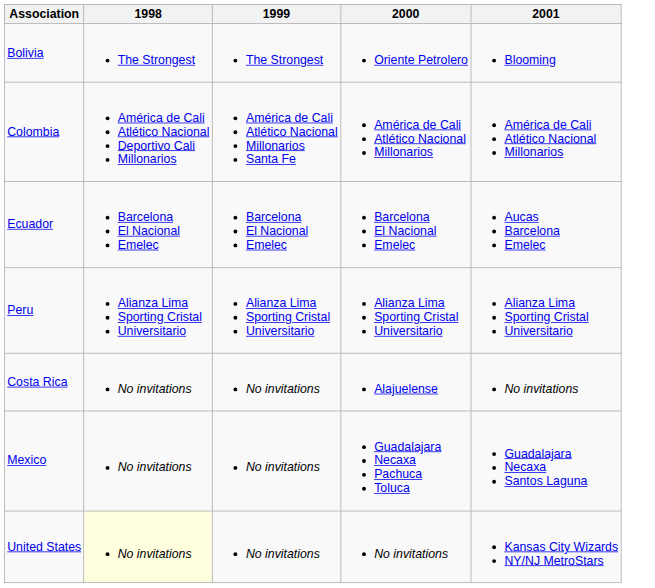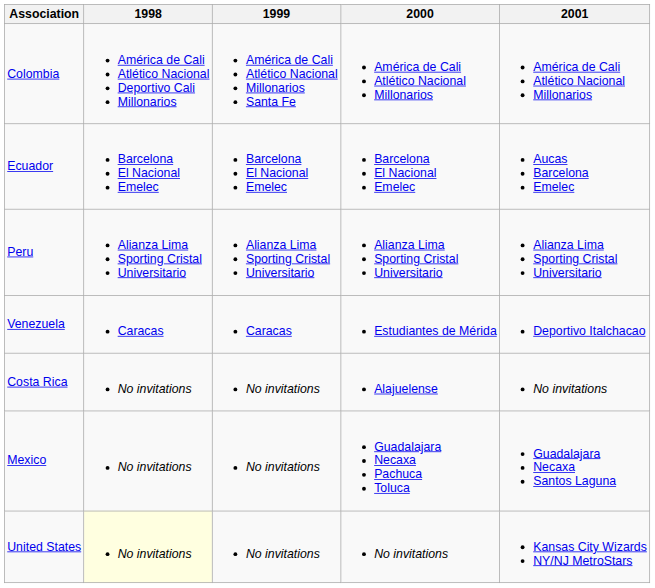- row: (25, 53)
+ row: (36, 324)
